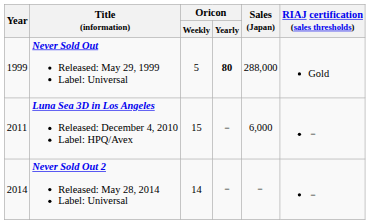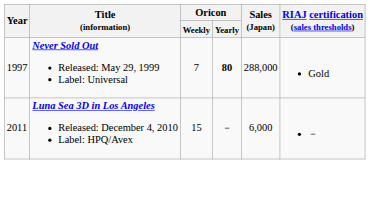(17, 67) 1999 -> (17, 67) 1997
(196, 67) 5 -> (196, 67) 7
- row: (105, 184)
